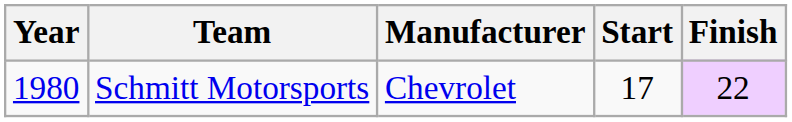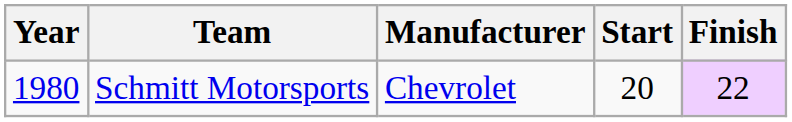(637, 87) 17 -> (637, 87) 20
